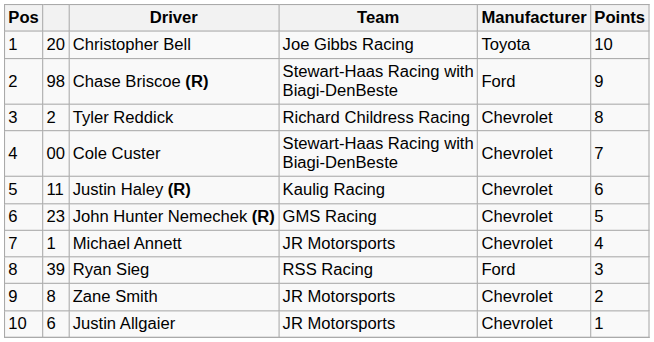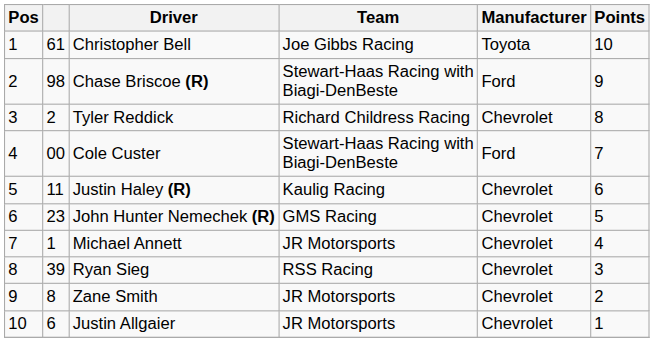(56, 44) 20 -> (56, 44) 61
(517, 153) Chevrolet -> (498, 153) Ford
(498, 269) Ford -> (517, 269) Chevrolet
